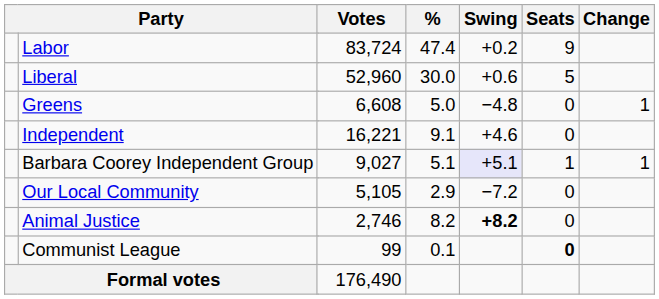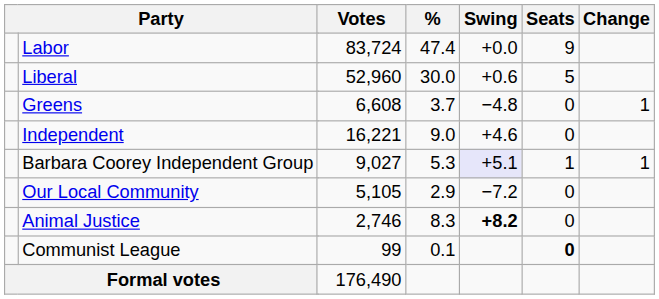(500, 47) +0.2 -> (500, 47) +0.0
(443, 105) 5.0 -> (443, 105) 3.7
(443, 134) 9.1 -> (443, 134) 9.0
(443, 163) 5.1 -> (443, 163) 5.3
(443, 221) 8.2 -> (443, 221) 8.3
